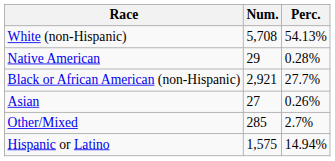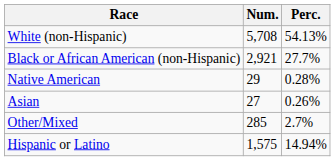rows swapped: (124, 79) <-> (54, 58)
